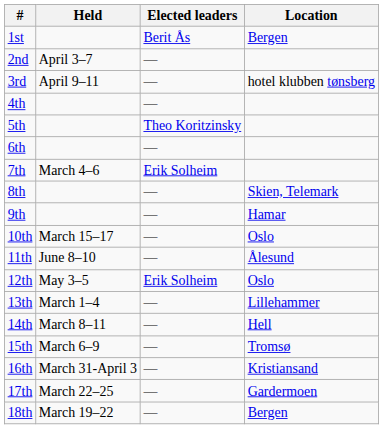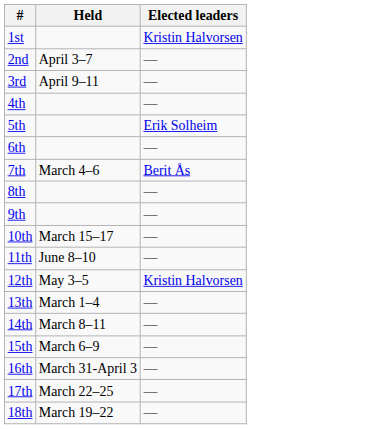- column: (311, 15)
(167, 37) Berit Ås -> (193, 37) Kristin Halvorsen
(192, 125) Theo Koritzinsky -> (180, 125) Erik Solheim
(180, 170) Erik Solheim -> (167, 170) Berit Ås
(180, 280) Erik Solheim -> (193, 280) Kristin Halvorsen
